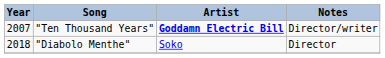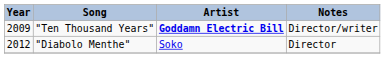(19, 29) 2007 -> (19, 29) 2009
(19, 45) 2018 -> (19, 45) 2012
